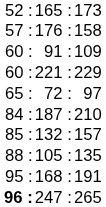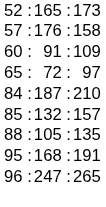- row: (53, 72)
(18, 197) bold -> (18, 176) normal
